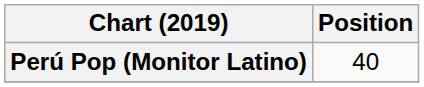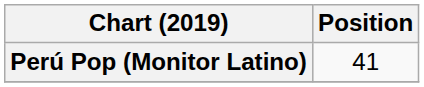(366, 61) 40 -> (366, 61) 41
